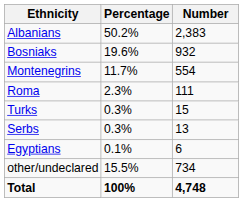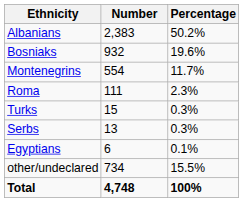columns swapped: (206, 14) <-> (137, 14)
